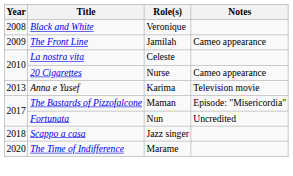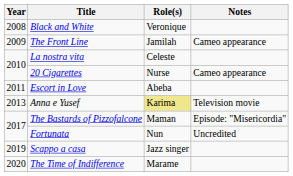+ row: (58, 88)
(161, 88) no background -> (161, 103) khaki background
(16, 133) 2018 -> (16, 149) 2019
